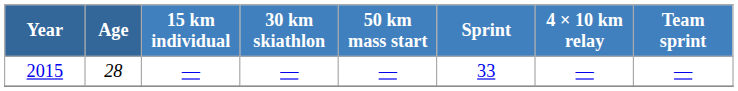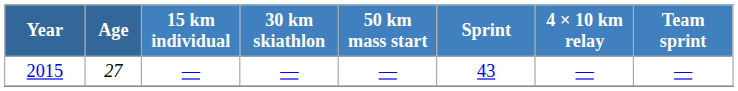(113, 71) 28 -> (113, 71) 27
(486, 71) 33 -> (486, 71) 43
